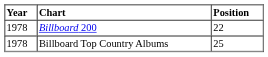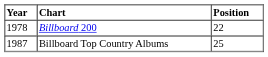(17, 43) 1978 -> (17, 43) 1987
